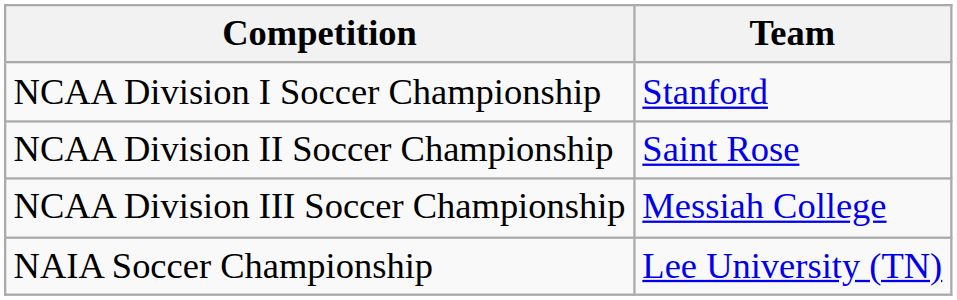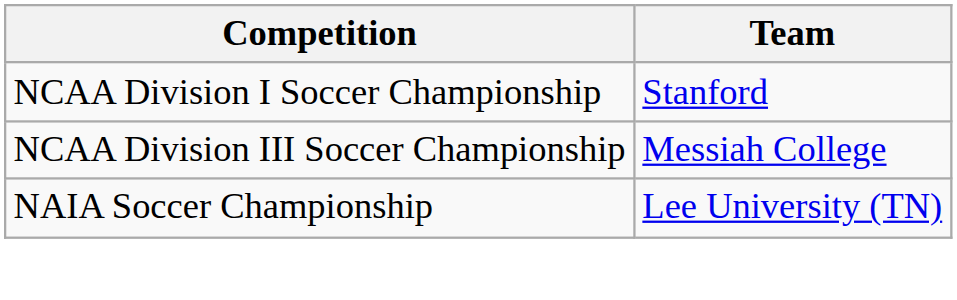- row: (313, 149)
